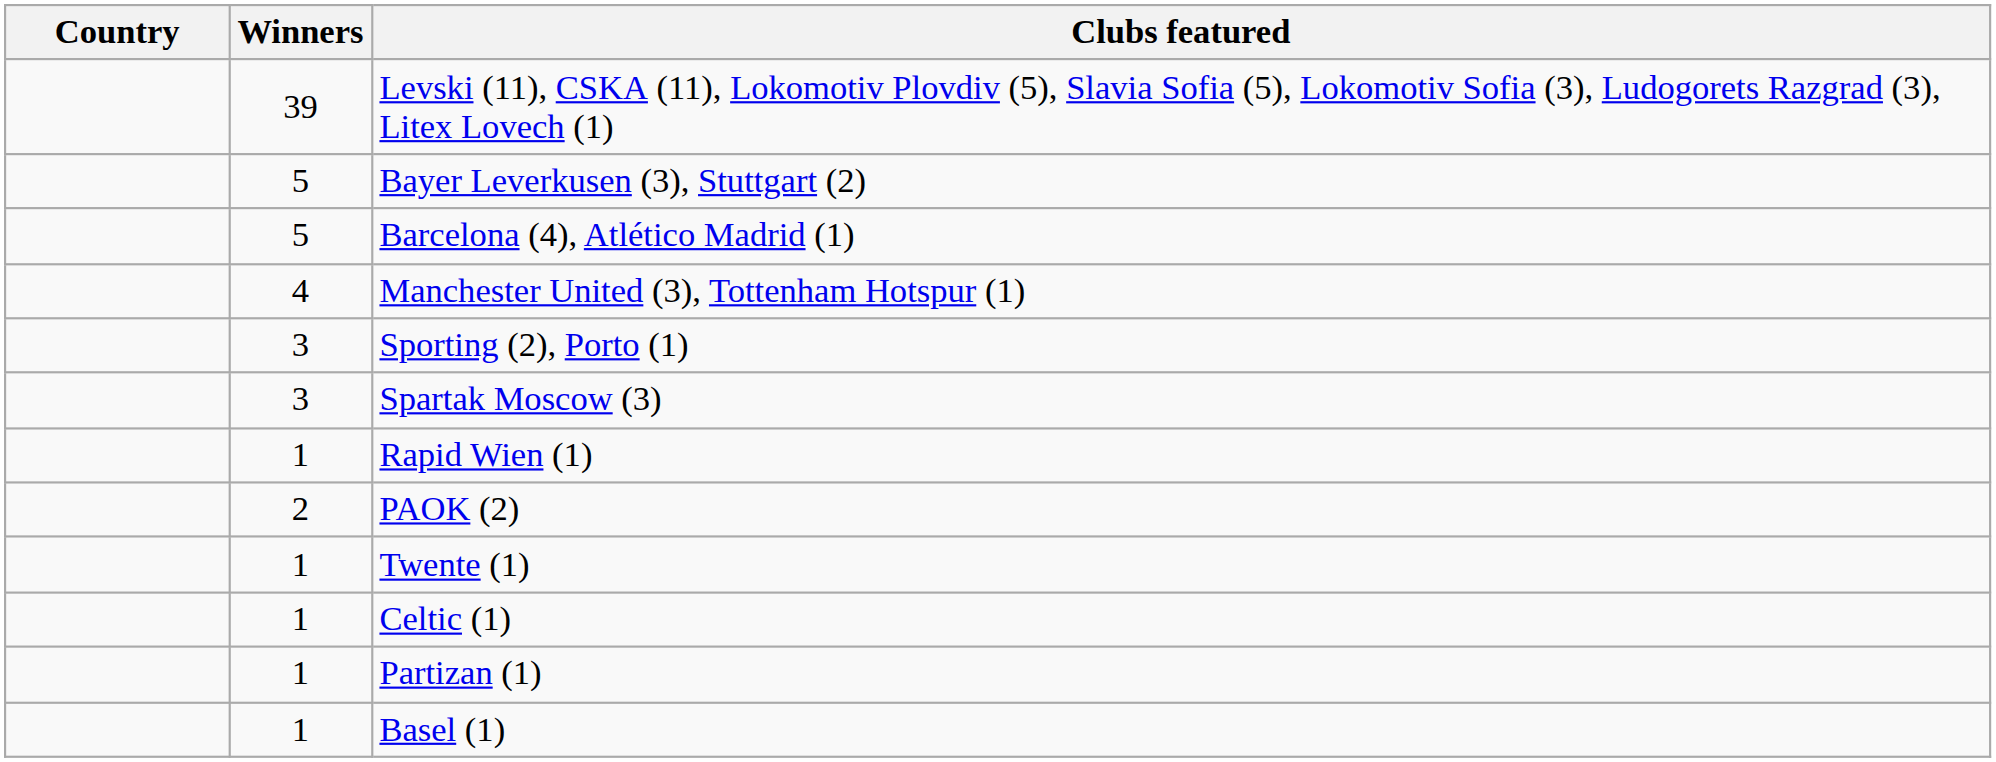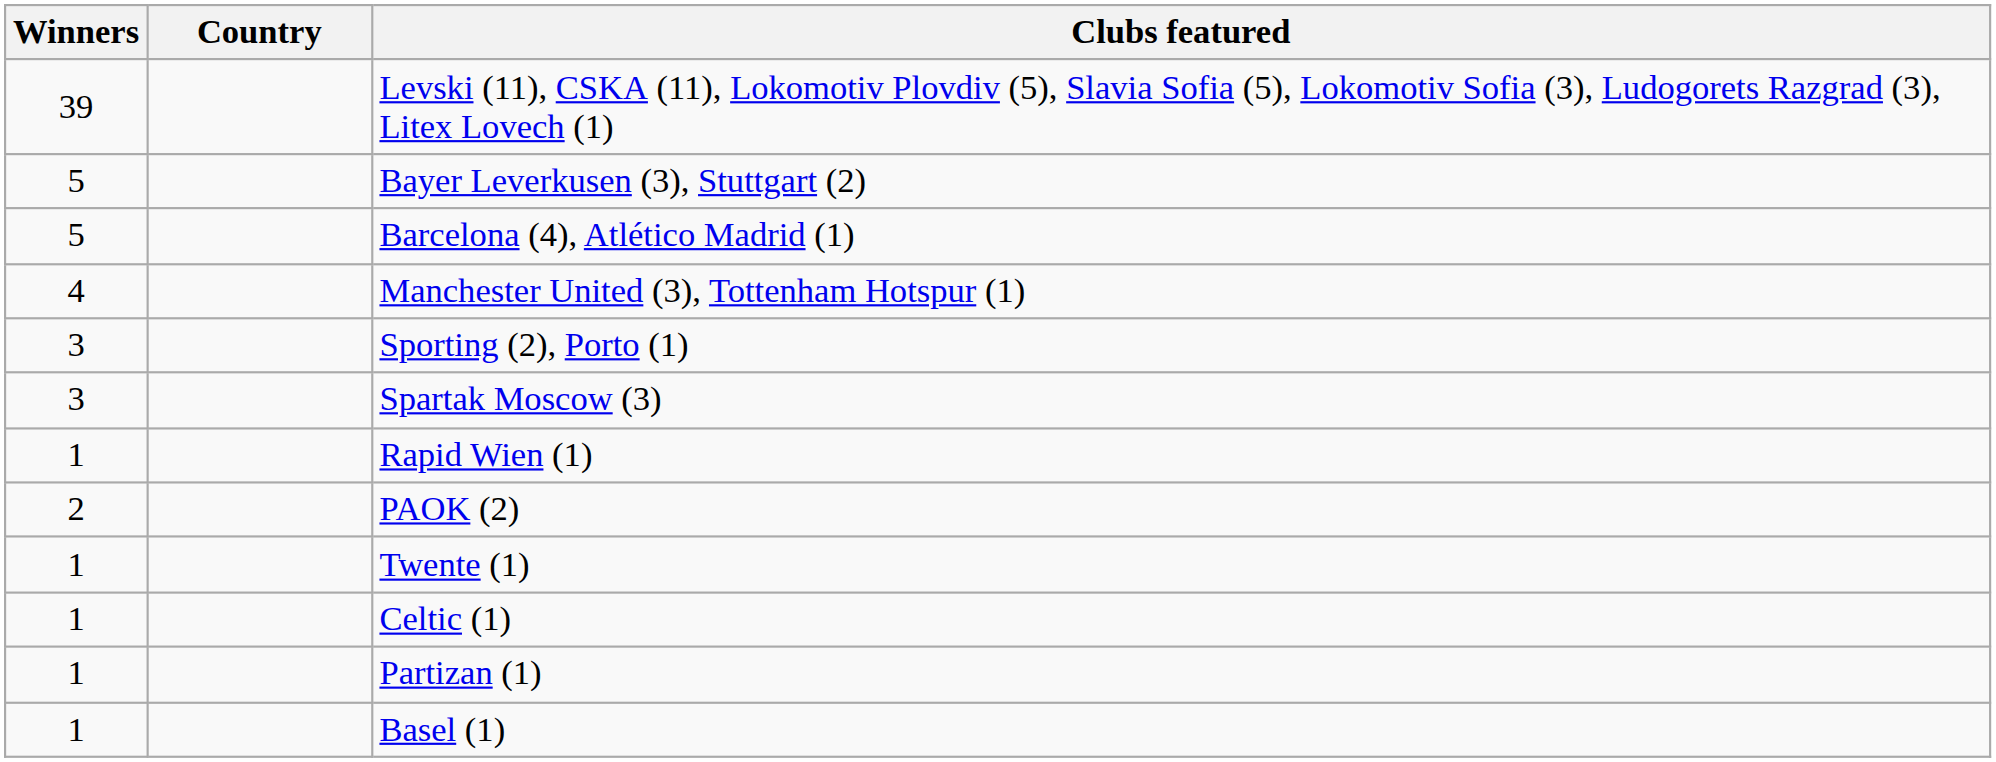columns swapped: (117, 31) <-> (300, 31)
